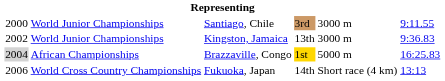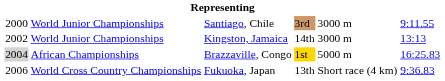(305, 38) 13th -> (305, 38) 14th
(417, 38) 9:36.83 -> (413, 38) 13:13
(305, 70) 14th -> (305, 70) 13th
(413, 70) 13:13 -> (417, 70) 9:36.83
